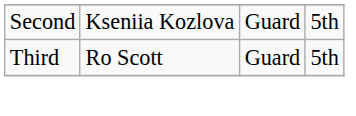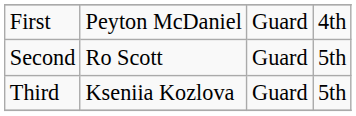+ row: (30, 22)
(160, 22) Kseniia Kozlova -> (124, 57) Ro Scott
(124, 57) Ro Scott -> (160, 92) Kseniia Kozlova
